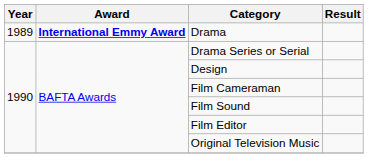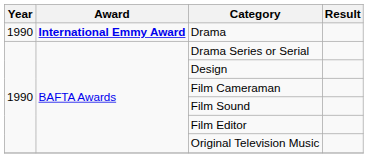(20, 32) 1989 -> (20, 32) 1990
